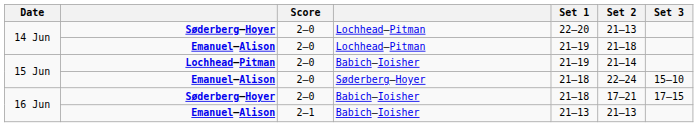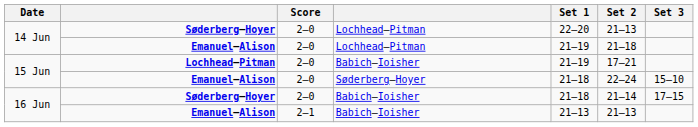(622, 63) 21–14 -> (622, 63) 17–21
(622, 96) 17–21 -> (622, 96) 21–14
